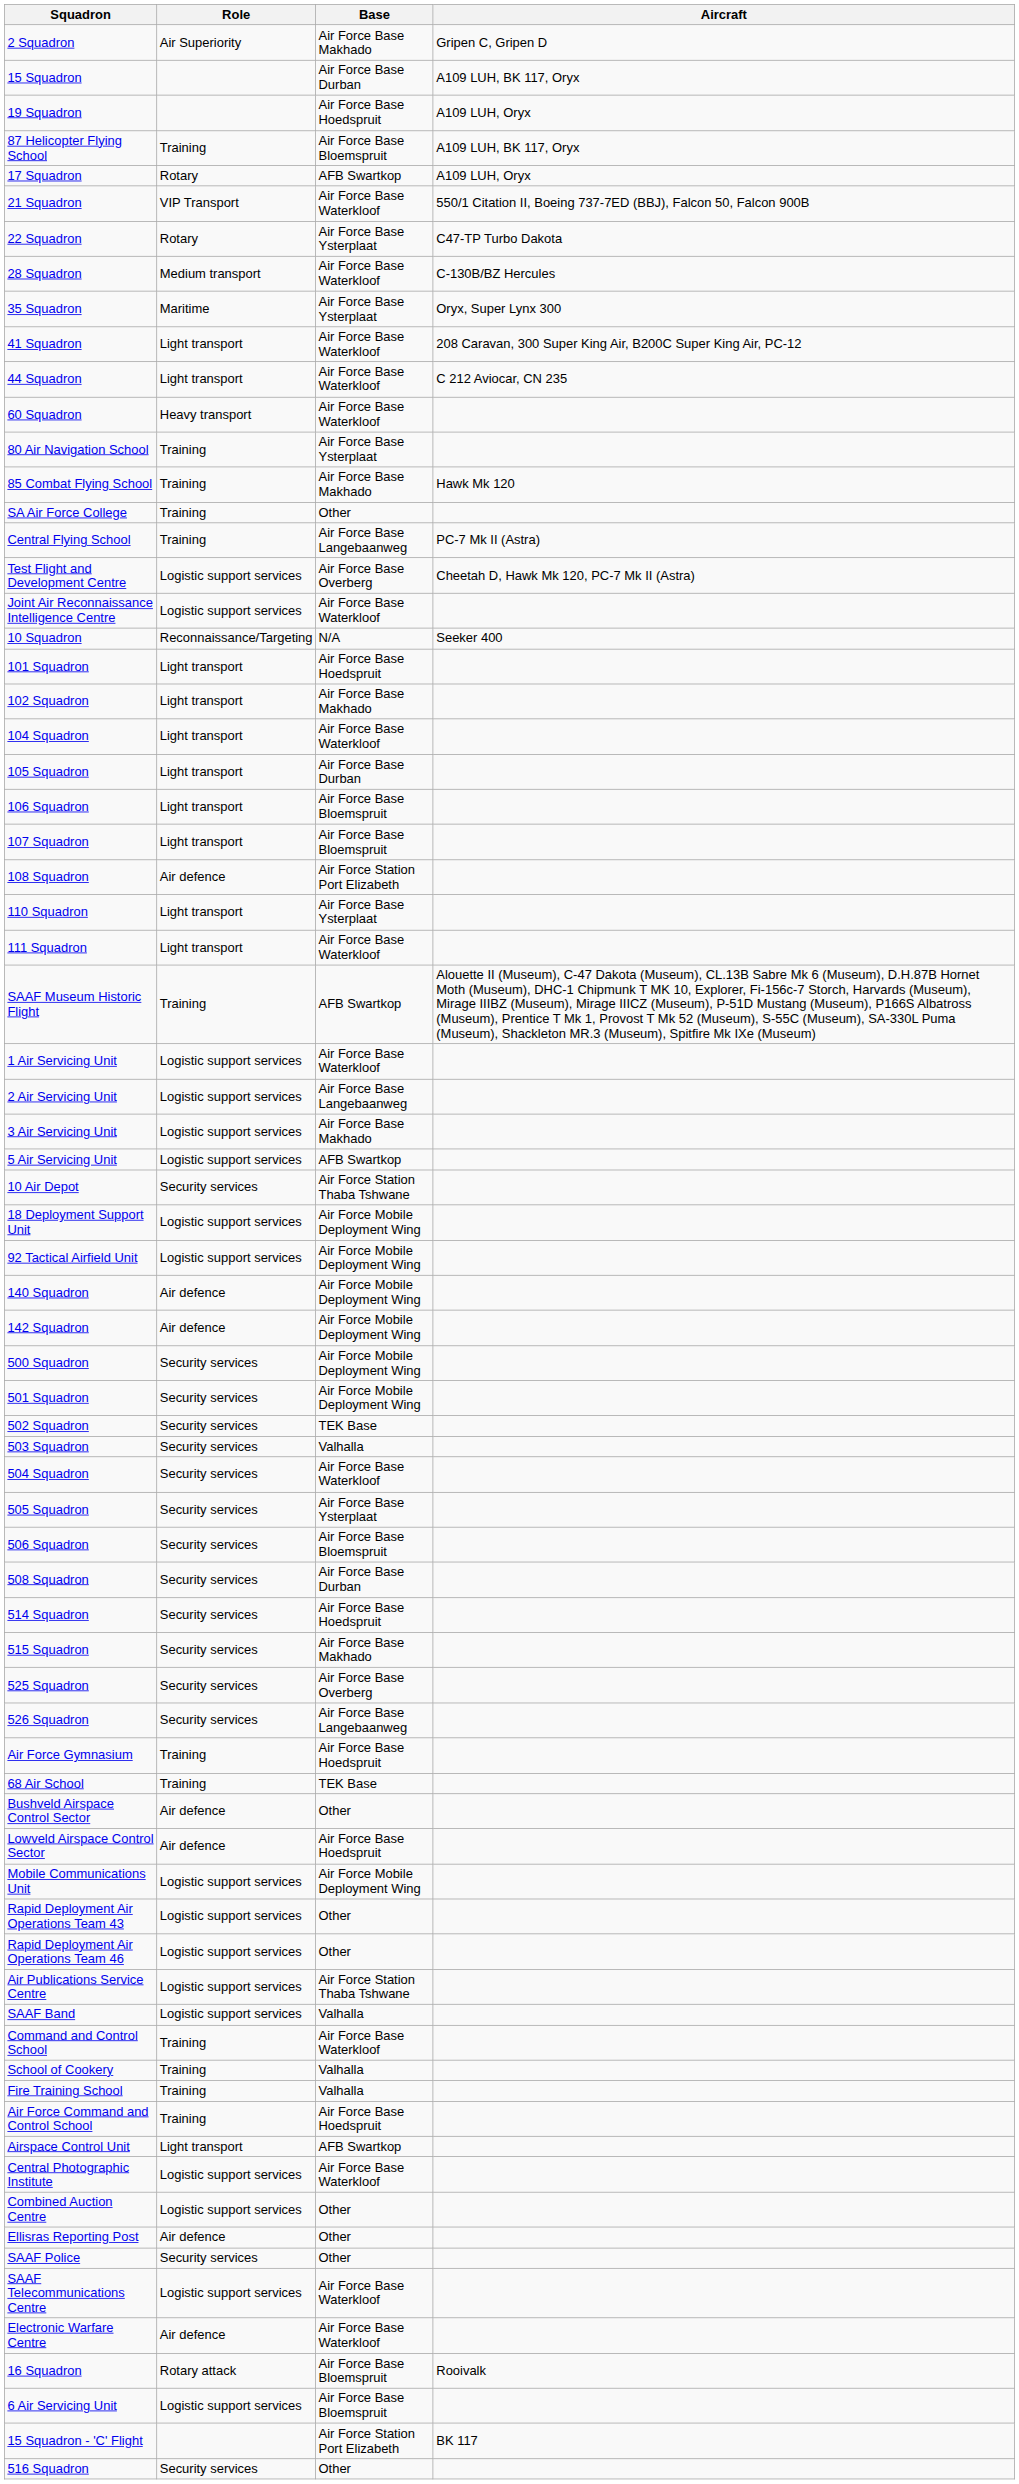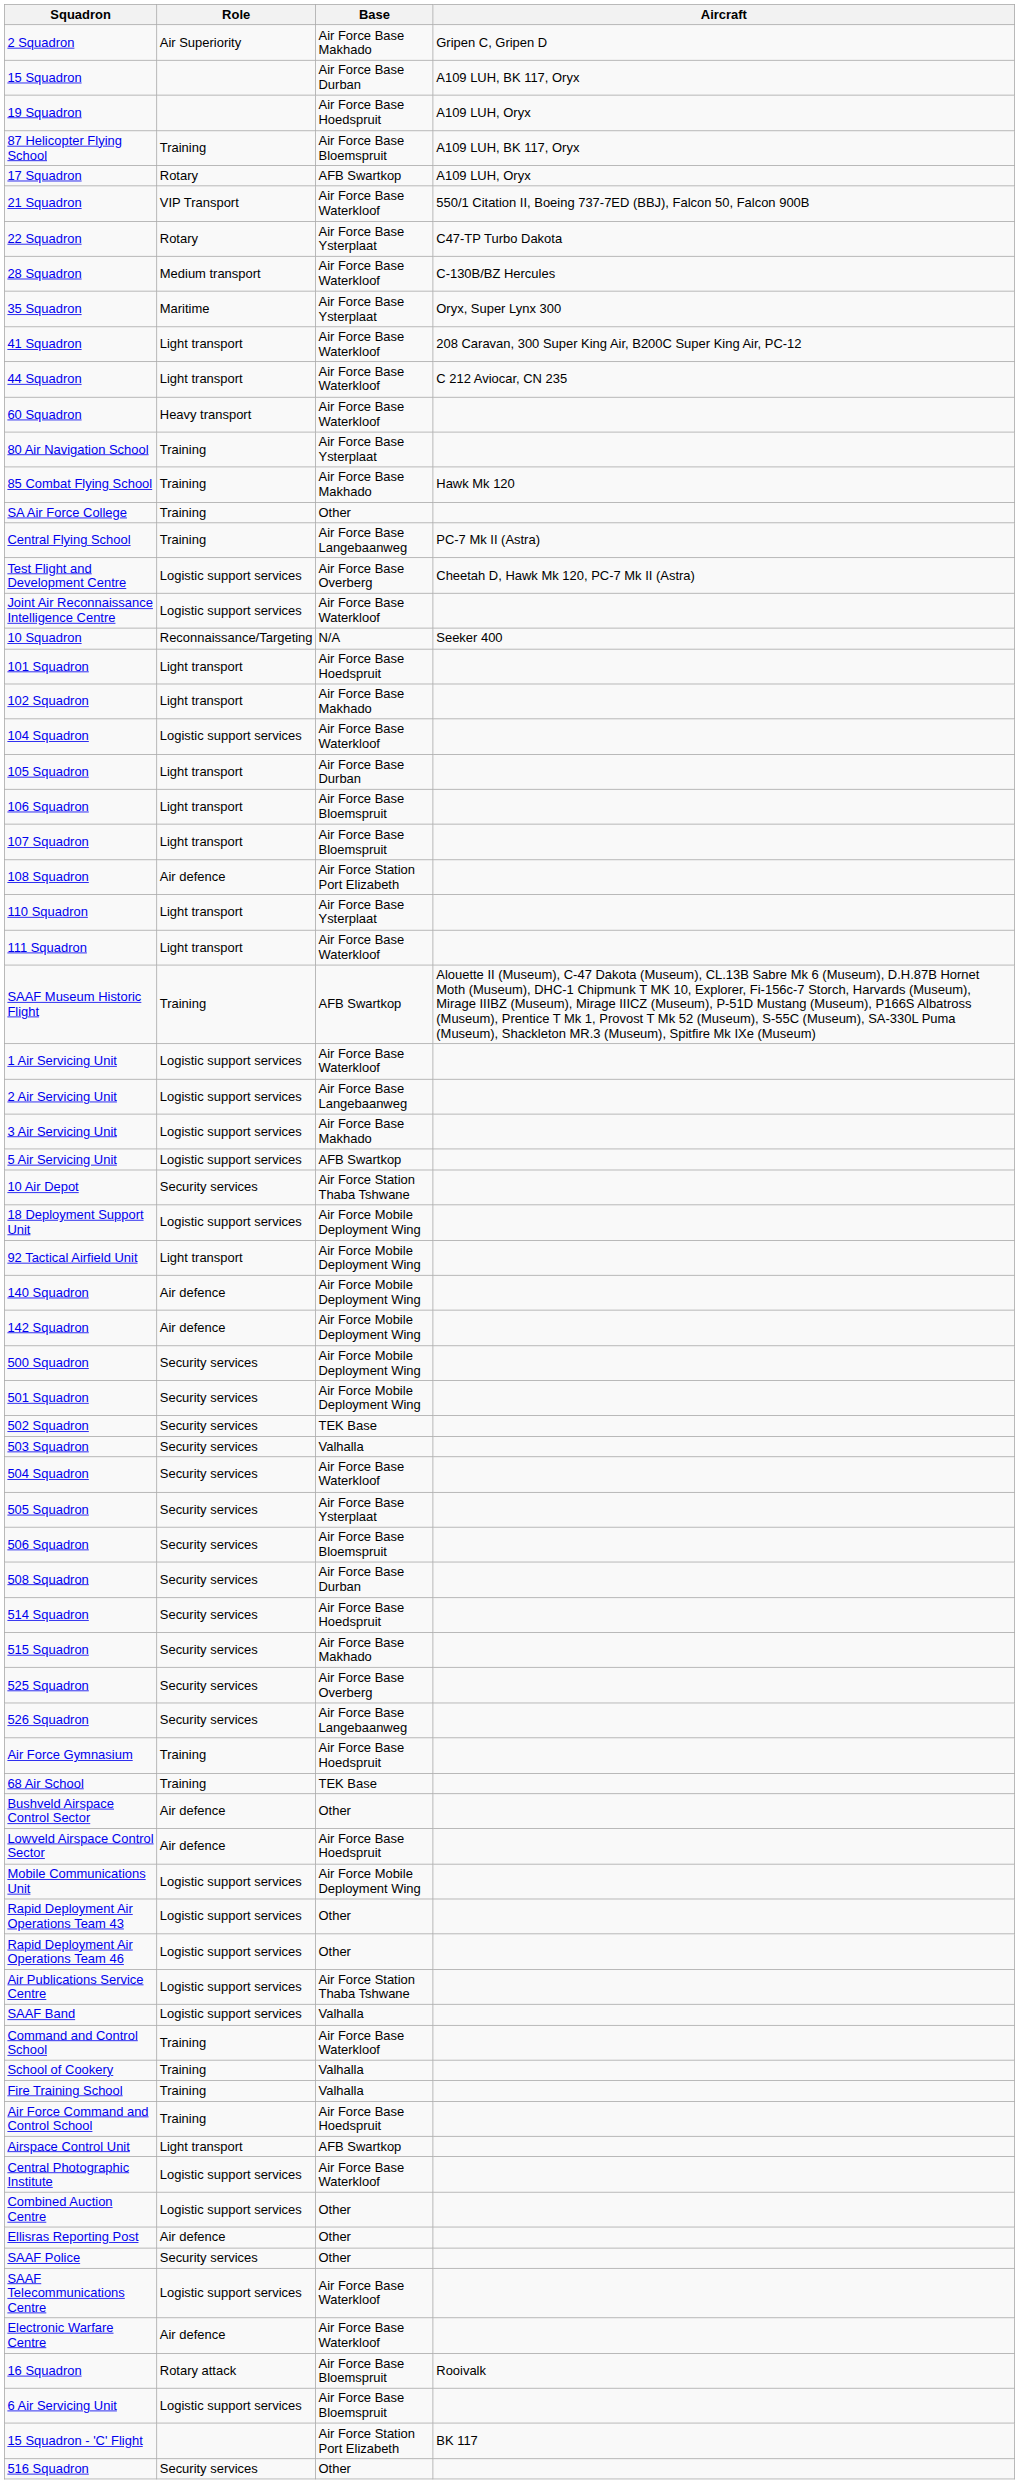(201, 736) Light transport -> (231, 736) Logistic support services
(231, 1257) Logistic support services -> (201, 1257) Light transport
